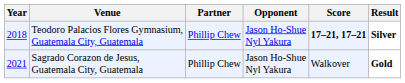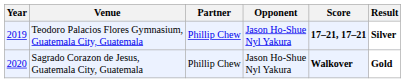(17, 35) 2018 -> (17, 35) 2019
(17, 64) 2021 -> (17, 64) 2020
(330, 64) normal -> (332, 64) bold
